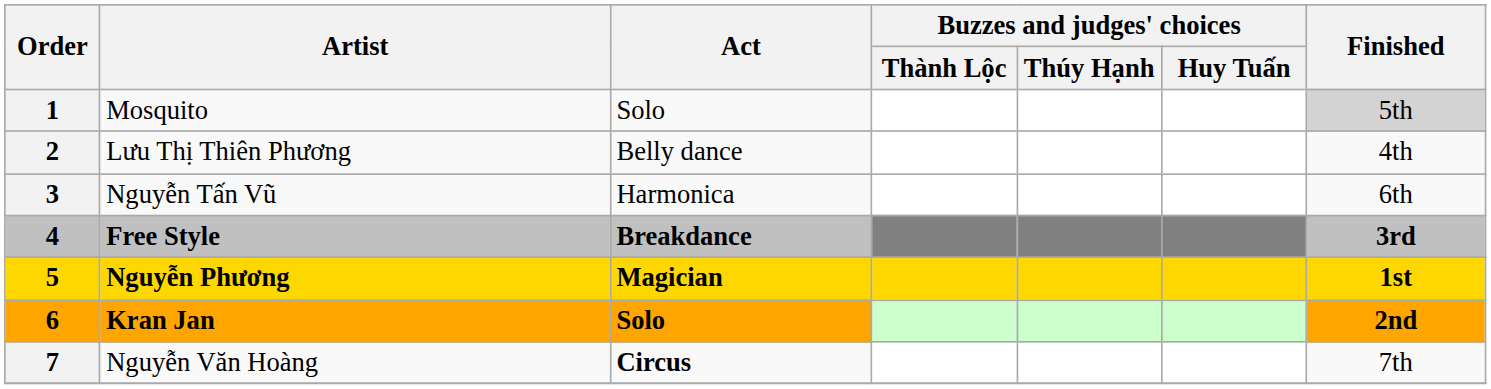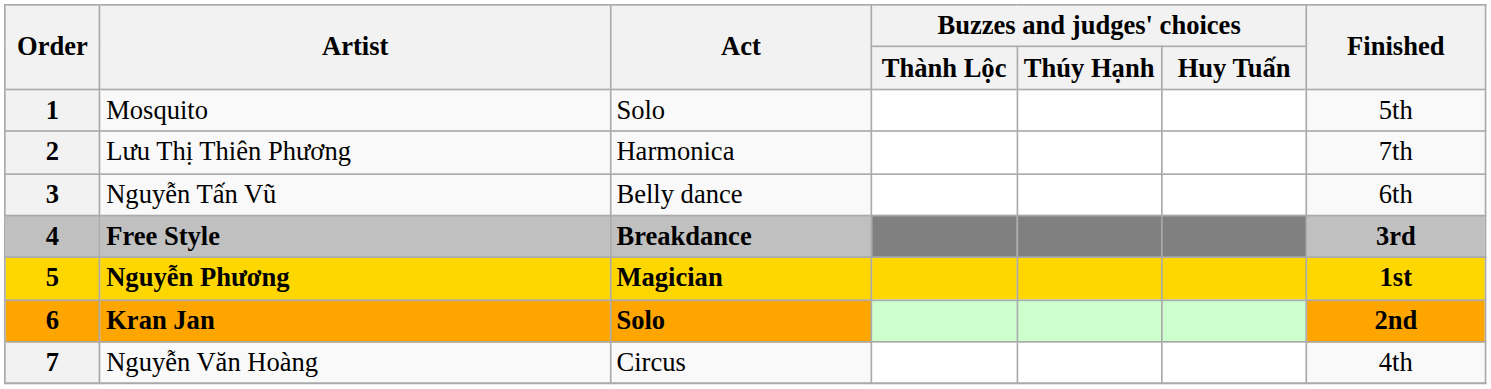(1396, 109) lightgrey background -> (1396, 109) no background
(679, 151) Belly dance -> (675, 151) Harmonica
(1396, 151) 4th -> (1396, 151) 7th
(675, 194) Harmonica -> (679, 194) Belly dance
(654, 362) bold -> (651, 362) normal
(1396, 362) 7th -> (1396, 362) 4th
